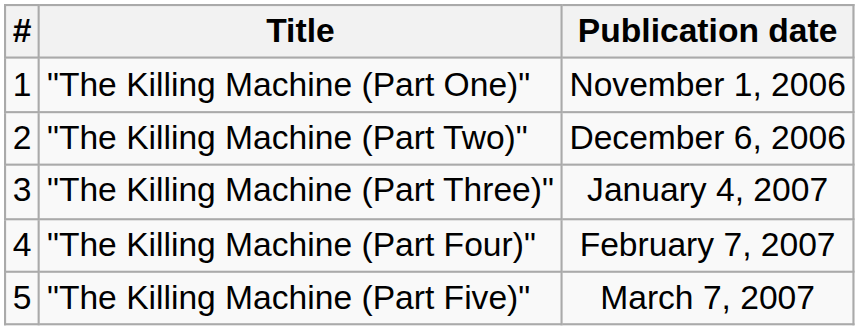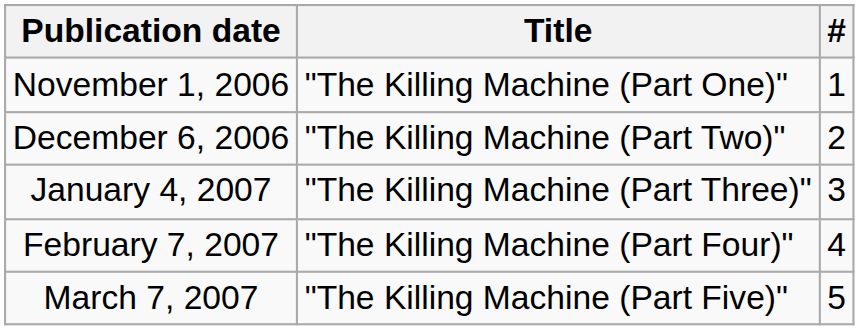columns swapped: (22, 31) <-> (708, 31)
